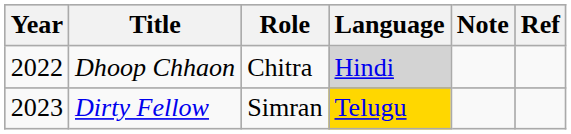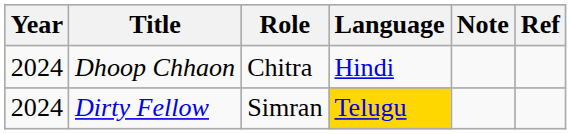(37, 66) 2022 -> (37, 66) 2024
(364, 66) lightgrey background -> (364, 66) no background
(37, 107) 2023 -> (37, 107) 2024
